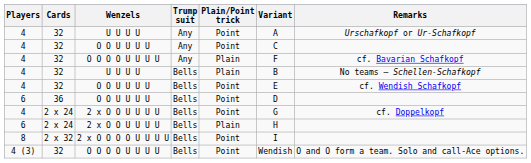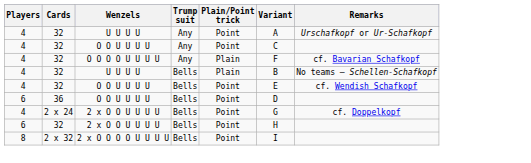(59, 125) 2 x 24 -> (59, 125) 32
(228, 125) Plain -> (228, 125) Point
- row: (23, 152)
